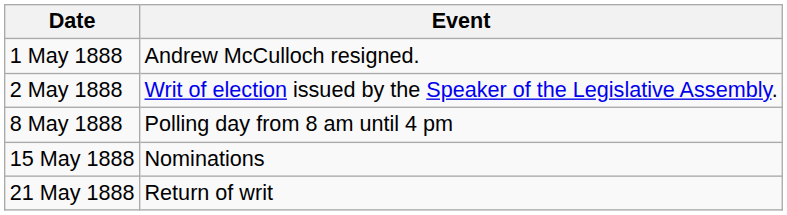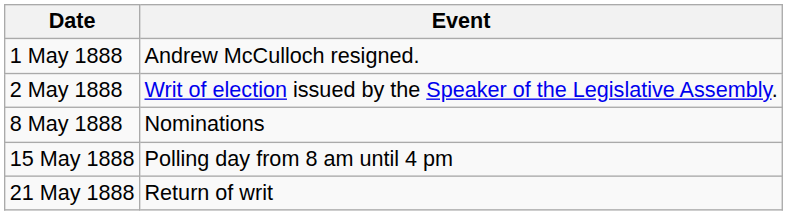(299, 124) Polling day from 8 am until 4 pm -> (205, 124) Nominations
(205, 158) Nominations -> (299, 158) Polling day from 8 am until 4 pm
